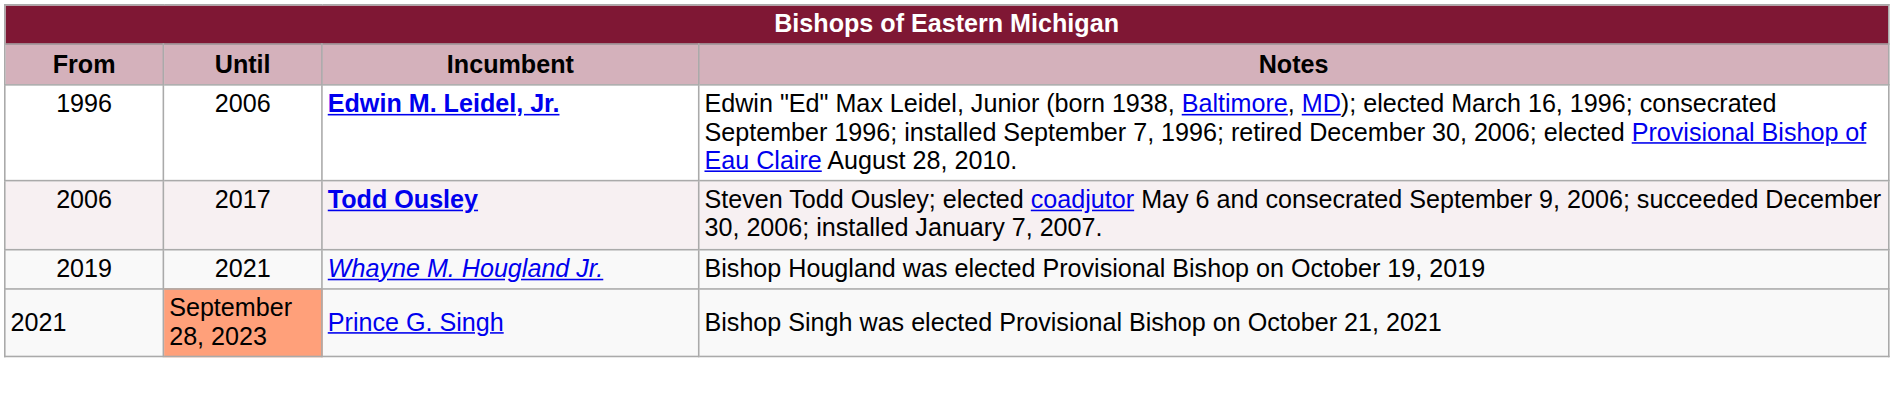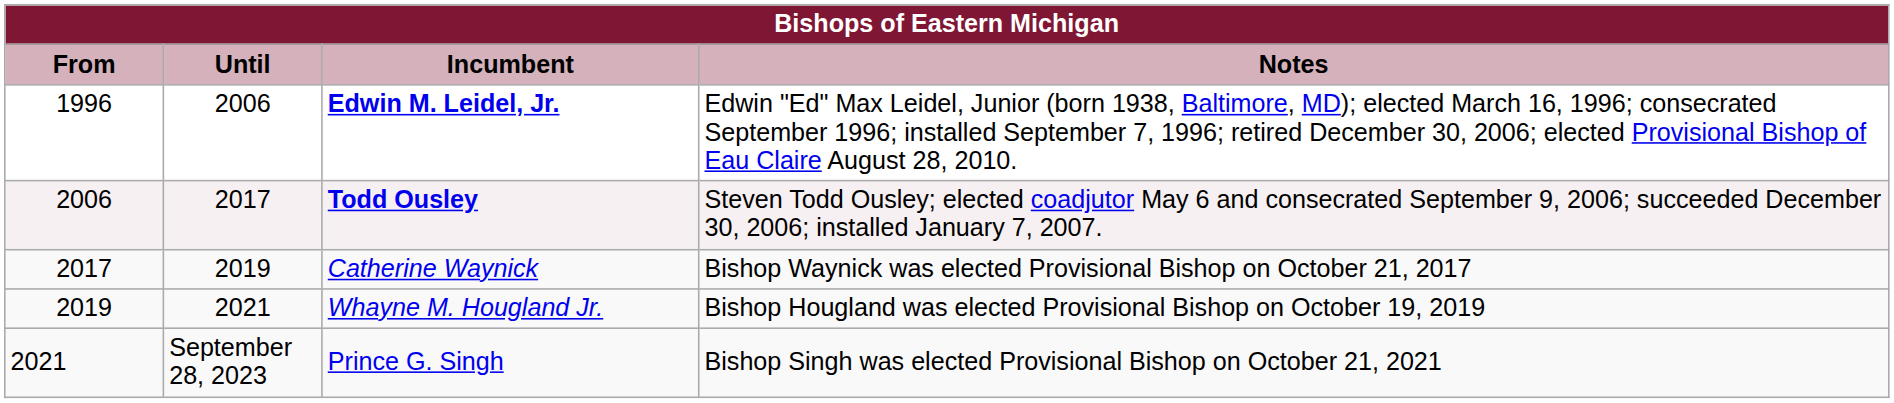+ row: (433, 268)
(231, 322) lightsalmon background -> (231, 362) no background
